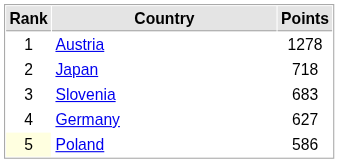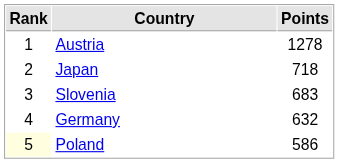(305, 120) 627 -> (305, 120) 632
